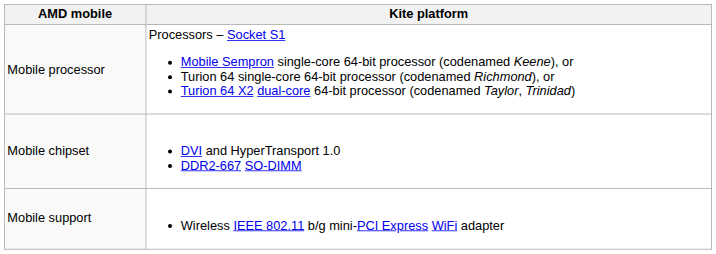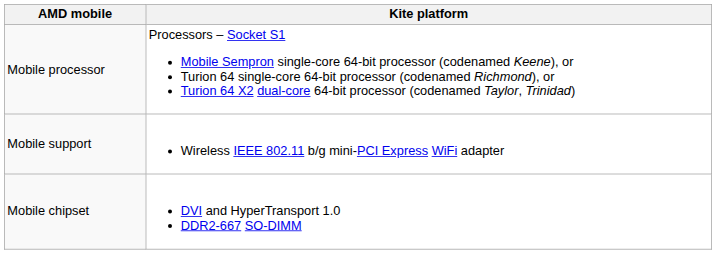rows swapped: (48, 151) <-> (49, 218)
